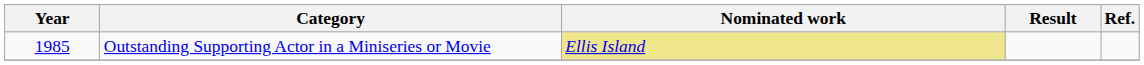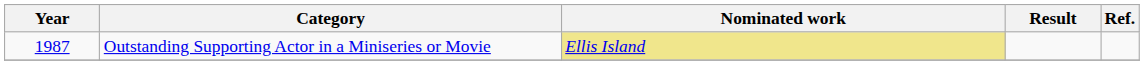(52, 45) 1985 -> (52, 45) 1987
